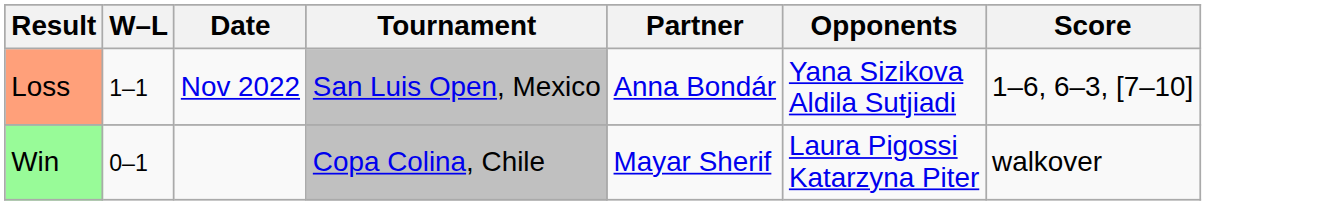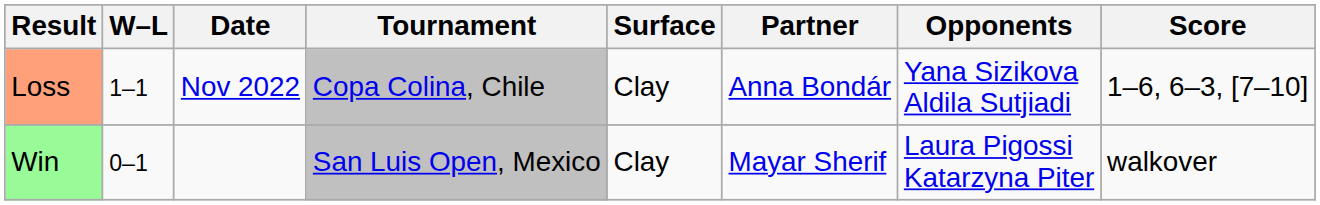+ column: (665, 26)
(457, 86) San Luis Open, Mexico -> (429, 86) Copa Colina, Chile
(429, 161) Copa Colina, Chile -> (457, 161) San Luis Open, Mexico
